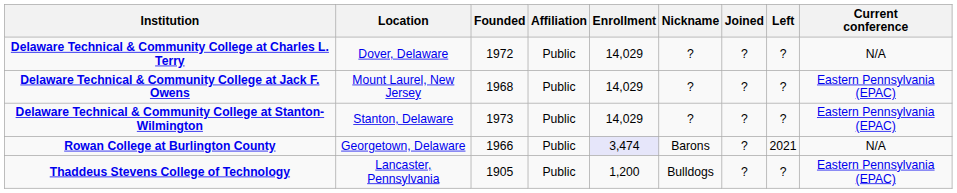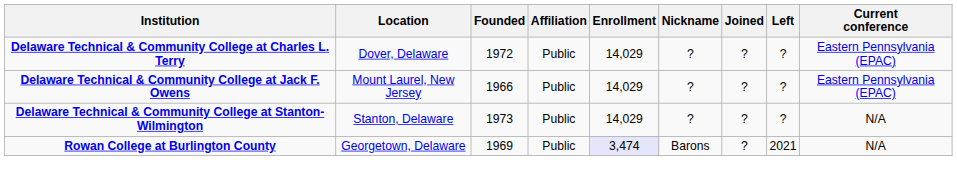(876, 53) N/A -> (876, 53) Eastern Pennsylvania (EPAC)
(500, 86) 1968 -> (500, 86) 1966
(876, 119) Eastern Pennsylvania (EPAC) -> (876, 119) N/A
(500, 146) 1966 -> (500, 146) 1969
- row: (170, 172)
